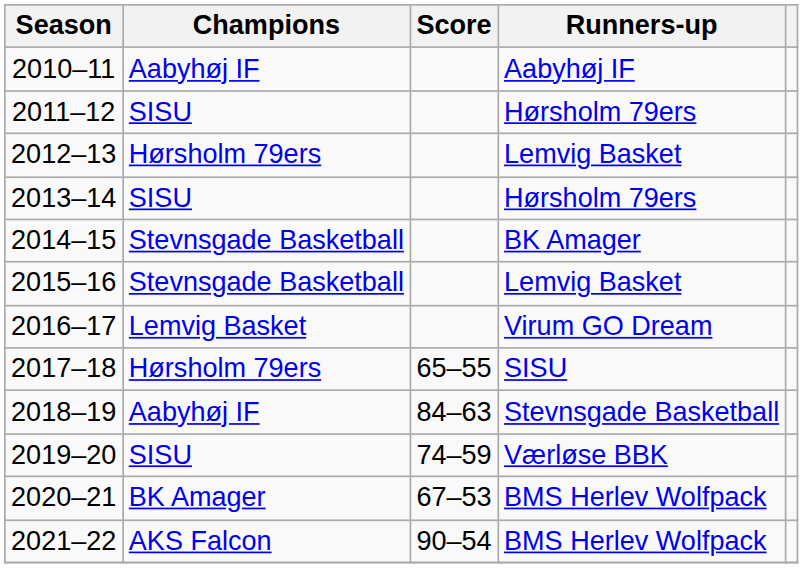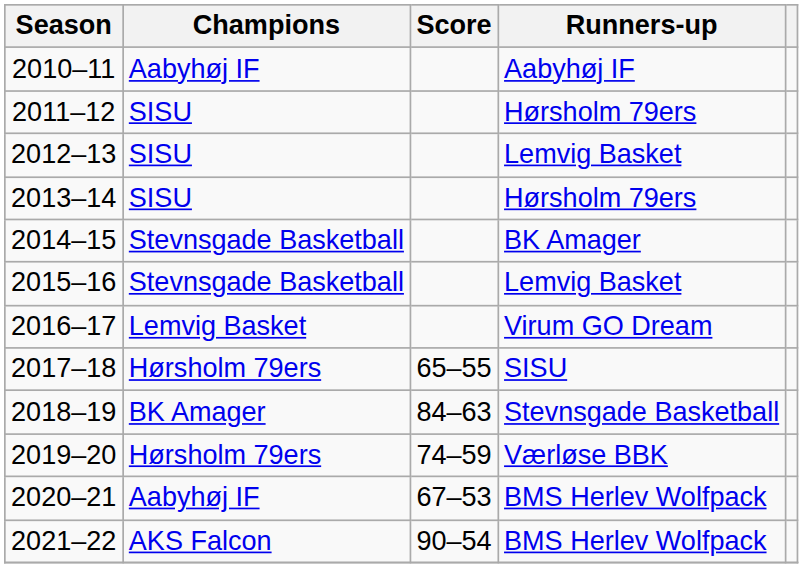(225, 154) Hørsholm 79ers -> (160, 154) SISU
(194, 411) Aabyhøj IF -> (197, 411) BK Amager
(160, 454) SISU -> (225, 454) Hørsholm 79ers
(197, 497) BK Amager -> (194, 497) Aabyhøj IF
